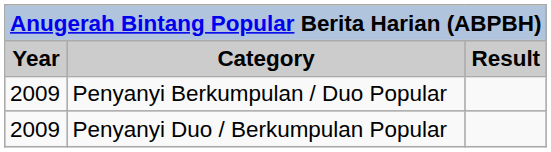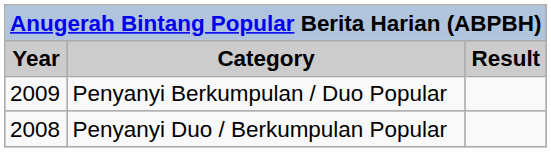(35, 129) 2009 -> (35, 129) 2008
